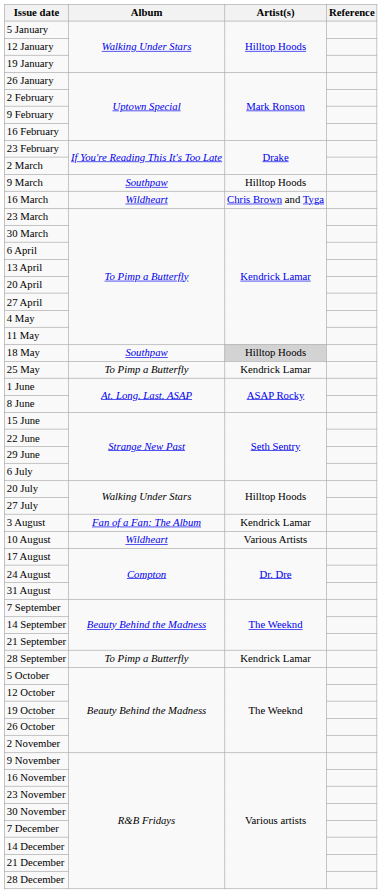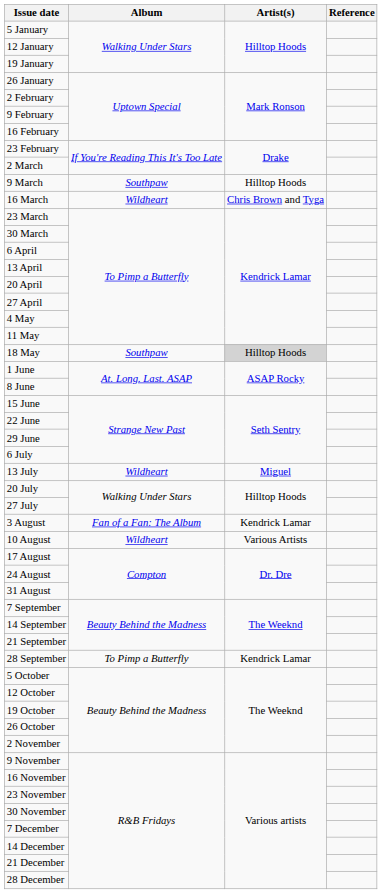- row: (23, 370)
+ row: (22, 472)
